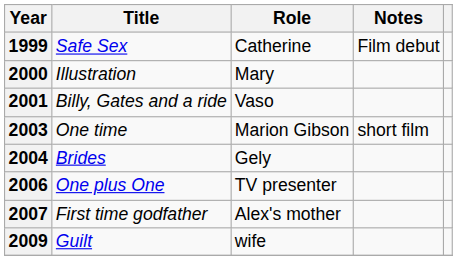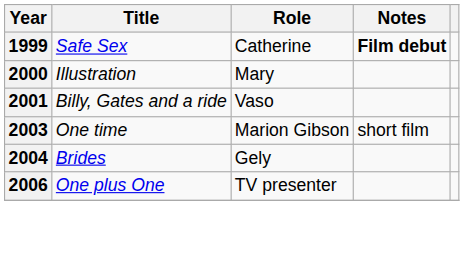(399, 46) normal -> (402, 46) bold
- row: (28, 213)
- row: (28, 241)
